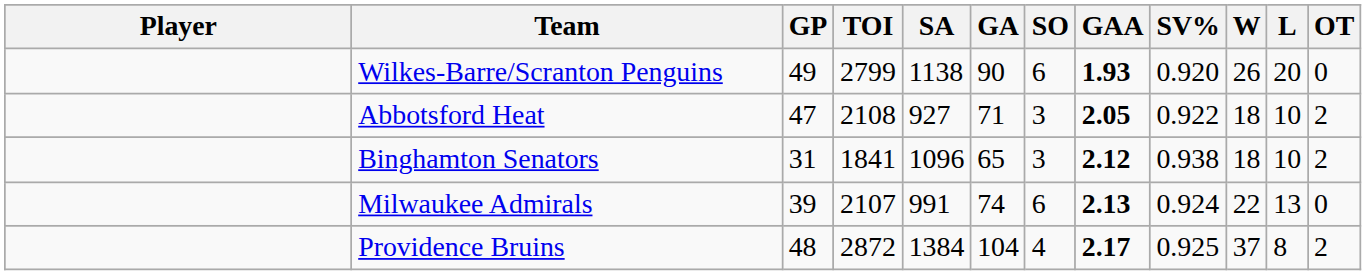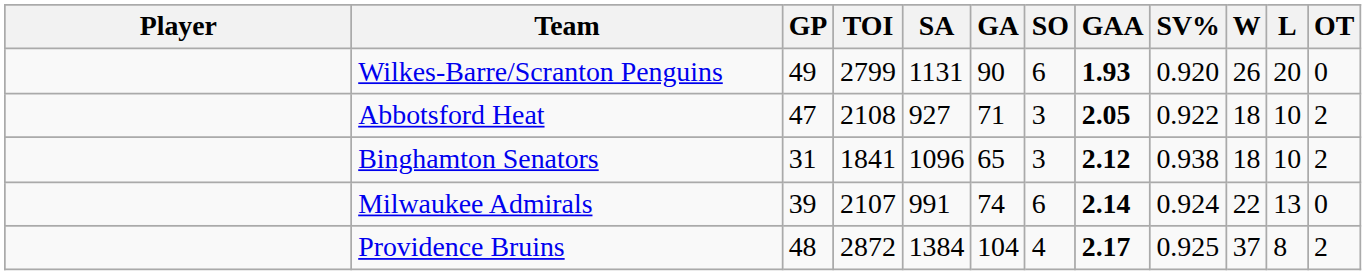(936, 70) 1138 -> (936, 70) 1131
(1106, 203) 2.13 -> (1106, 203) 2.14
